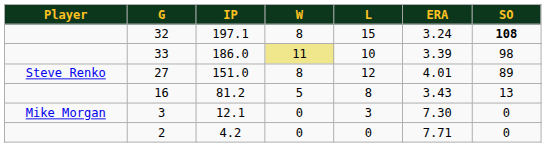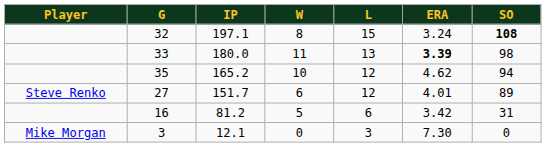(230, 54) 186.0 -> (230, 54) 180.0
(299, 54) khaki background -> (299, 54) no background
(368, 54) 10 -> (368, 54) 13
(437, 54) normal -> (437, 54) bold
+ row: (162, 73)
(230, 73) 151.0 -> (230, 93) 151.7
(299, 73) 8 -> (299, 93) 6
(368, 93) 8 -> (368, 113) 6
(437, 93) 3.43 -> (437, 113) 3.42
(506, 93) 13 -> (506, 113) 31
- row: (162, 133)
